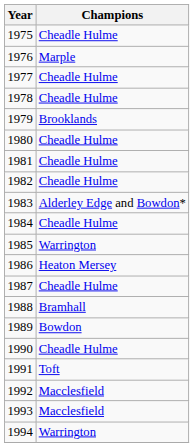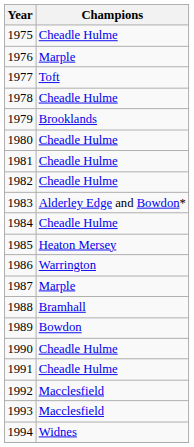(78, 77) Cheadle Hulme -> (49, 77) Toft
(67, 244) Warrington -> (78, 244) Heaton Mersey
(78, 264) Heaton Mersey -> (67, 264) Warrington
(78, 285) Cheadle Hulme -> (57, 285) Marple
(49, 369) Toft -> (78, 369) Cheadle Hulme
(67, 431) Warrington -> (58, 431) Widnes
